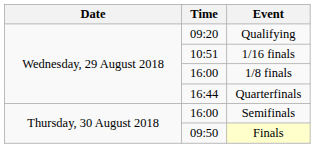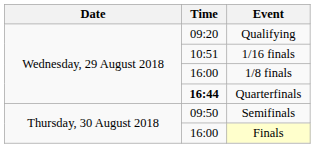(204, 93) normal -> (204, 93) bold
(204, 113) 16:00 -> (204, 113) 09:50
(204, 133) 09:50 -> (204, 133) 16:00
